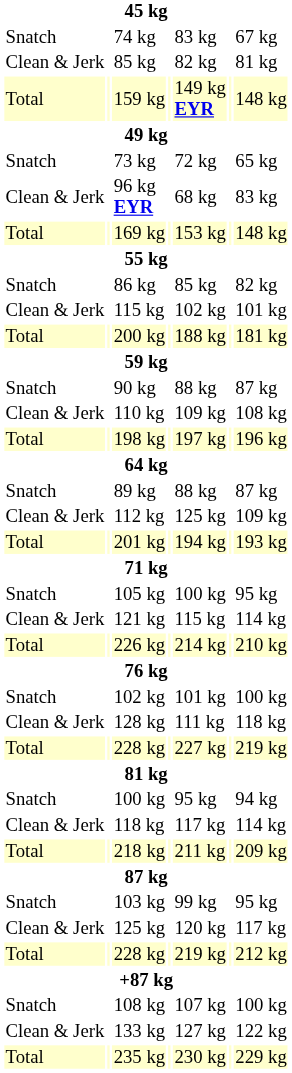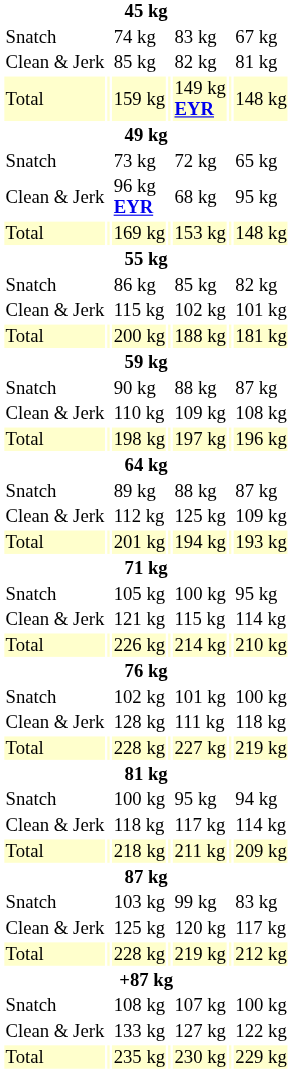(256, 196) 83 kg -> (256, 196) 95 kg
(256, 902) 95 kg -> (256, 902) 83 kg
